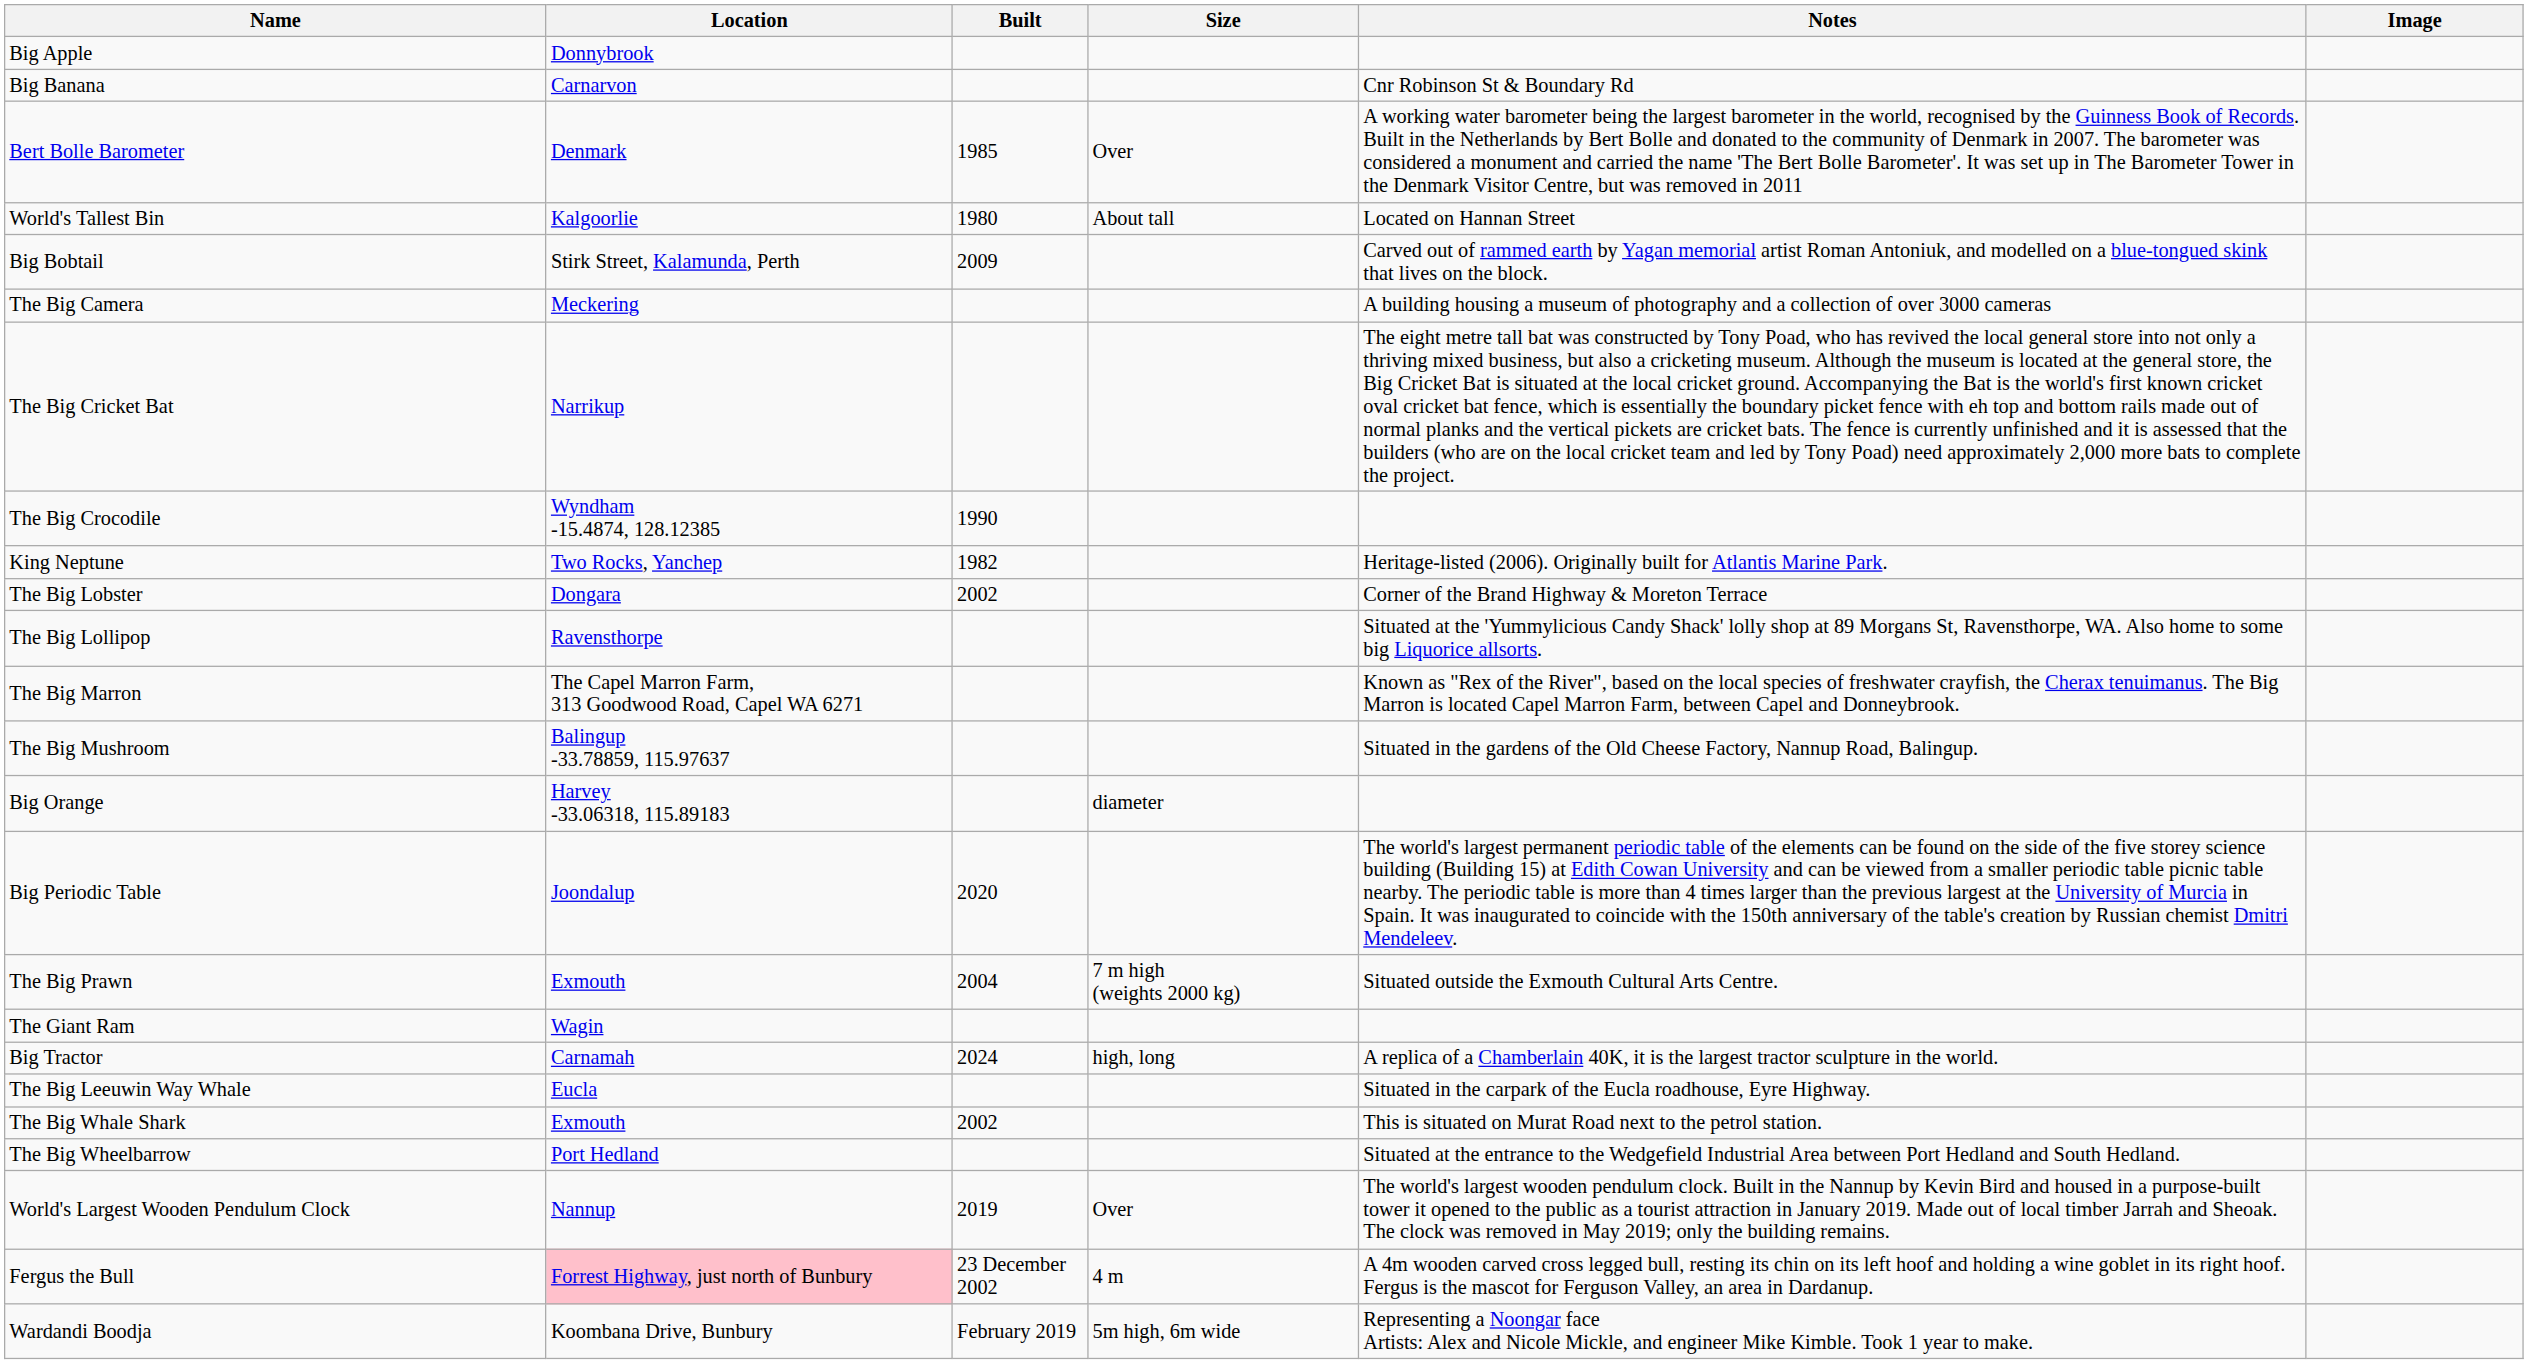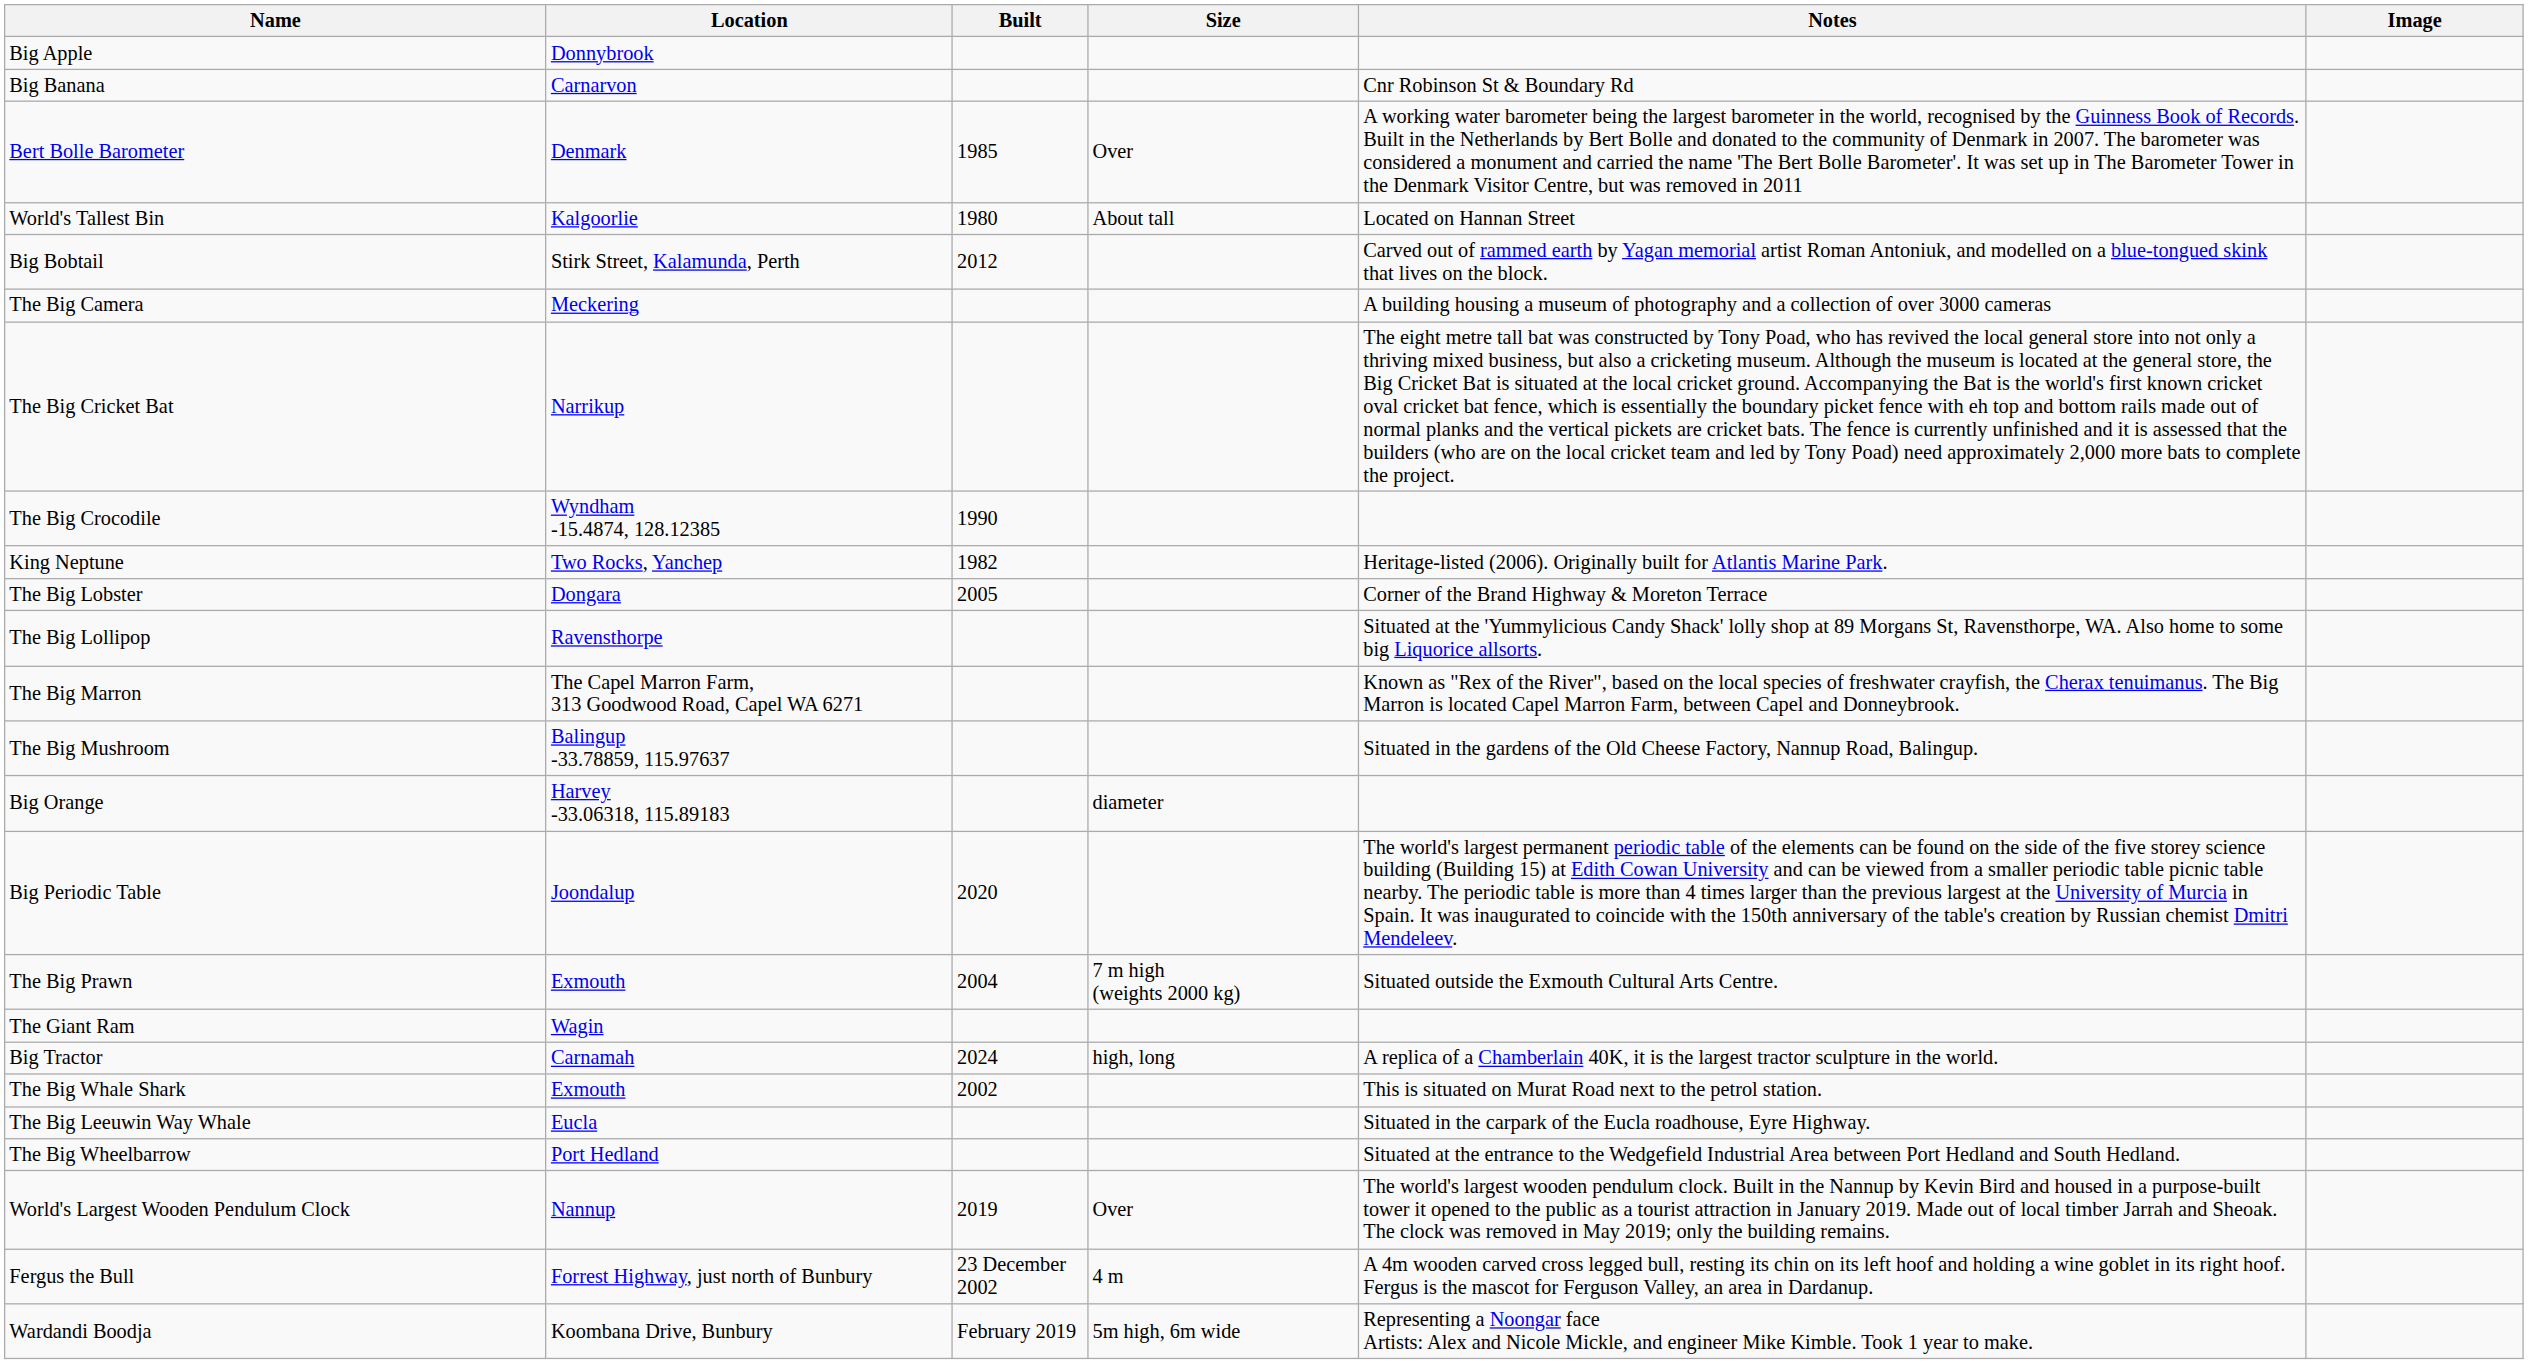(977, 261) 2009 -> (977, 261) 2012
(977, 594) 2002 -> (977, 594) 2005
rows swapped: (130, 1090) <-> (97, 1122)
(712, 1276) pink background -> (712, 1276) no background
